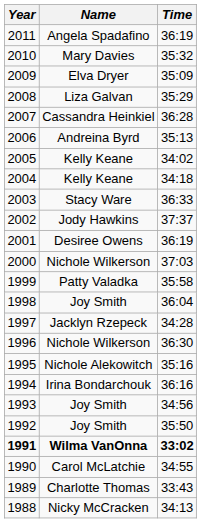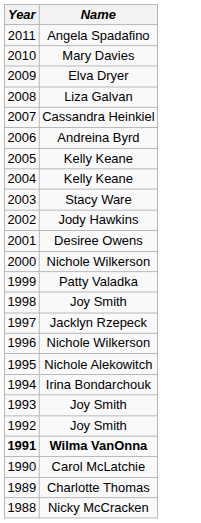- column: (177, 14)
